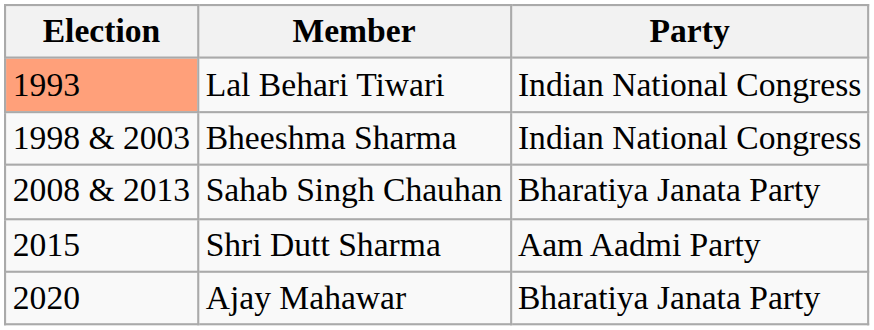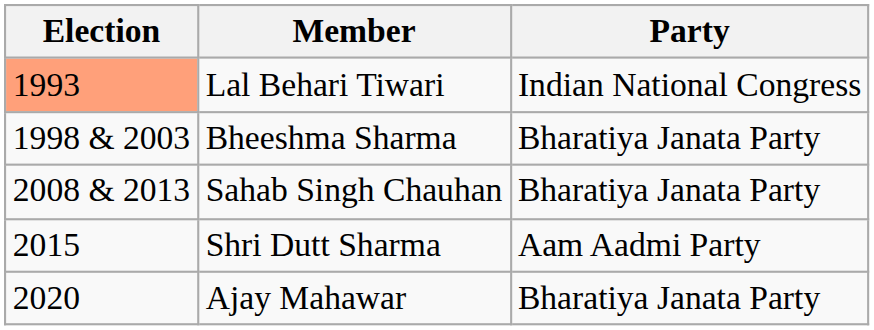(690, 137) Indian National Congress -> (669, 137) Bharatiya Janata Party
